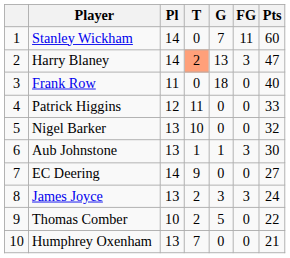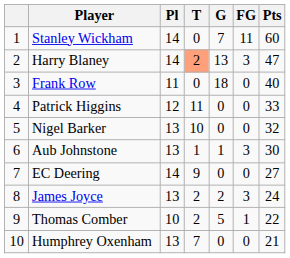(221, 196) 3 -> (221, 196) 2
(246, 219) 0 -> (246, 219) 1
